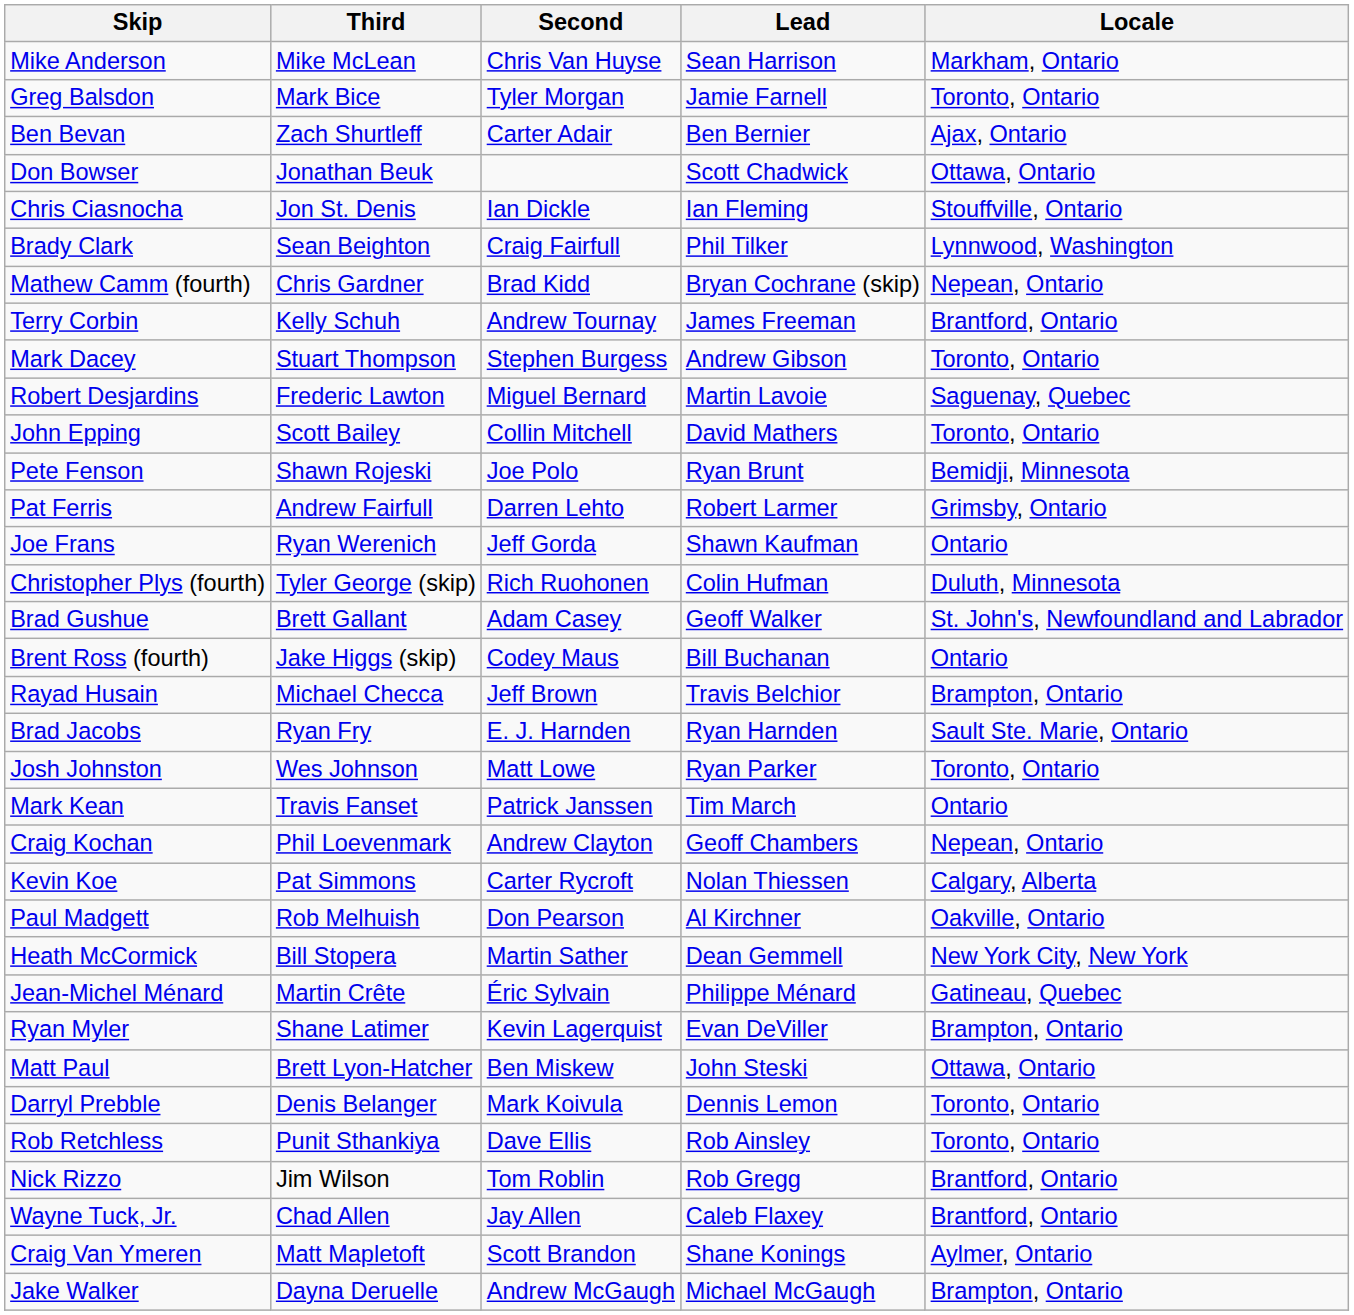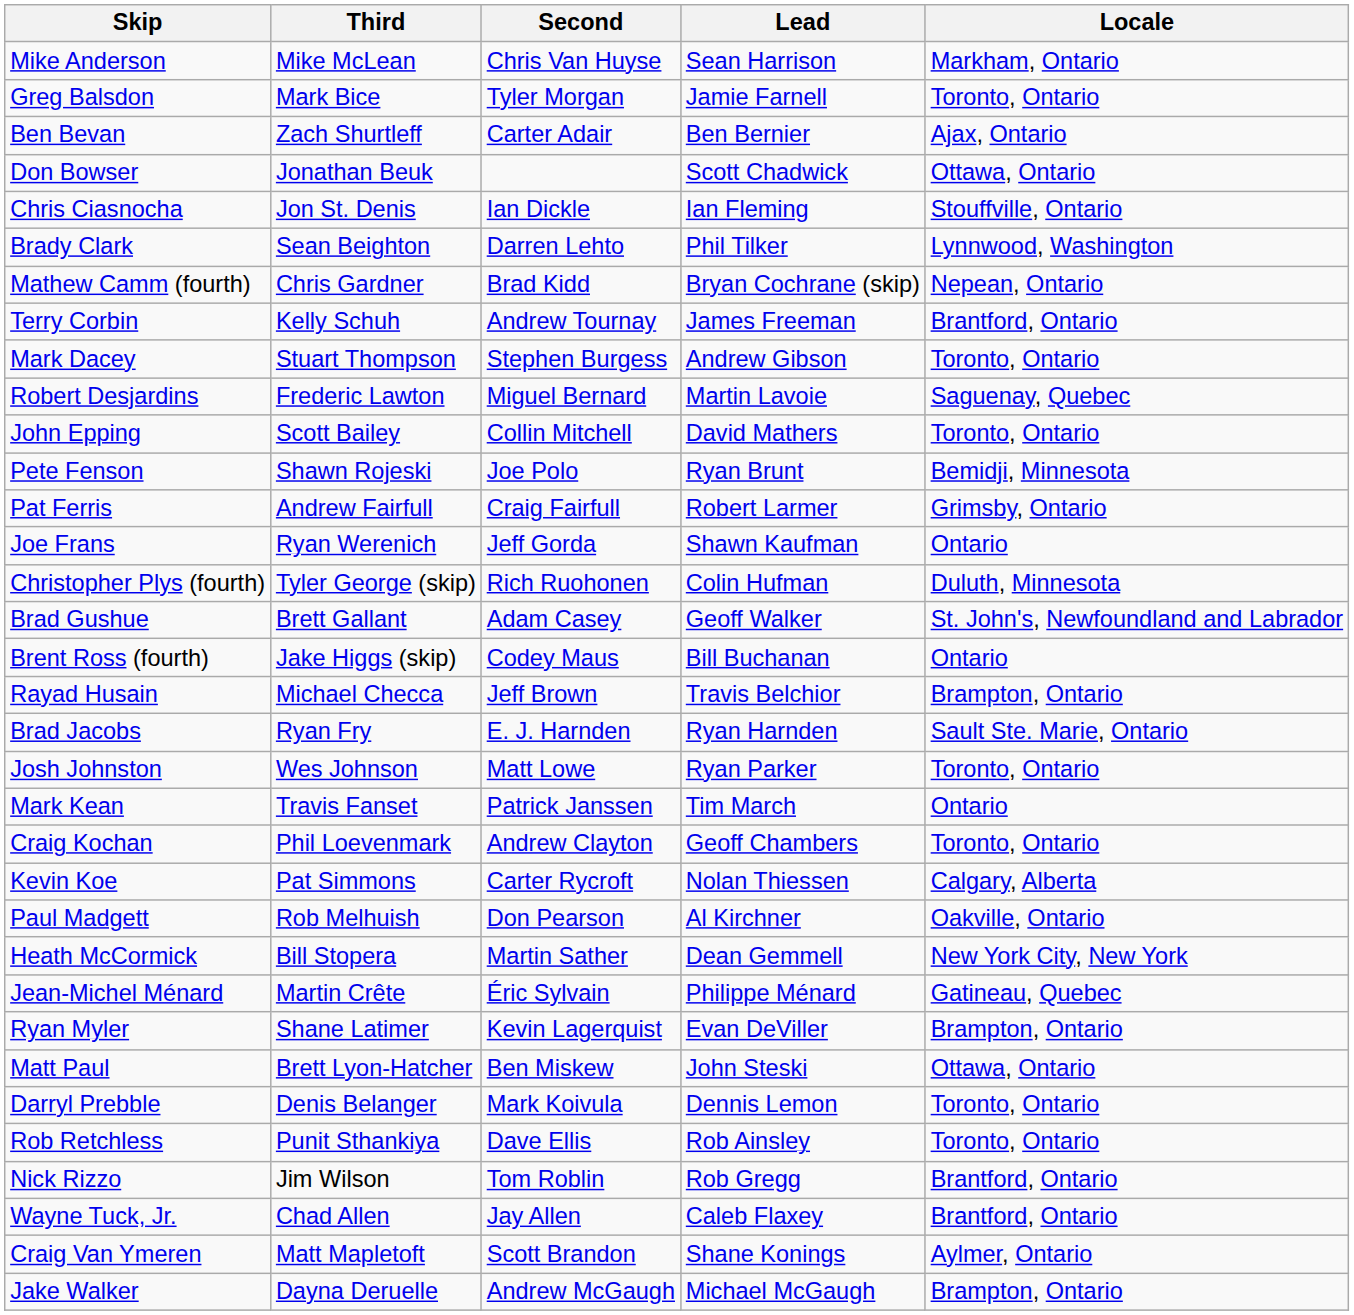(553, 246) Craig Fairfull -> (555, 246) Darren Lehto
(555, 508) Darren Lehto -> (553, 508) Craig Fairfull
(1017, 843) Nepean, Ontario -> (1015, 843) Toronto, Ontario
